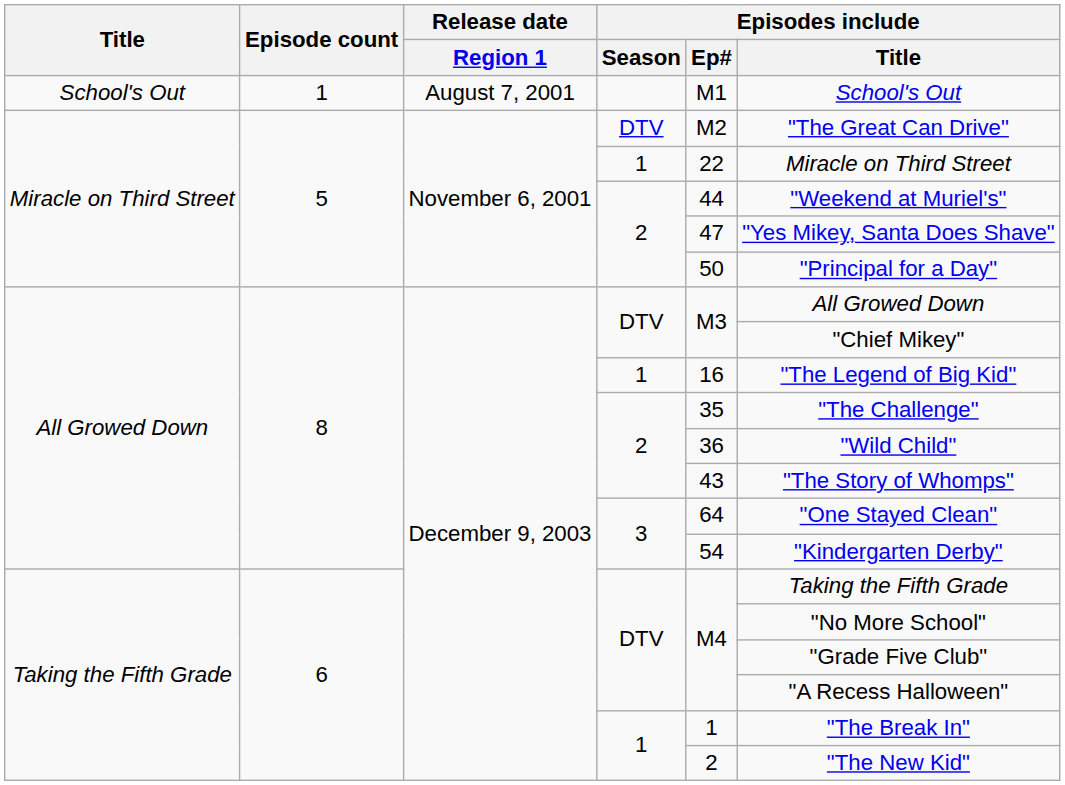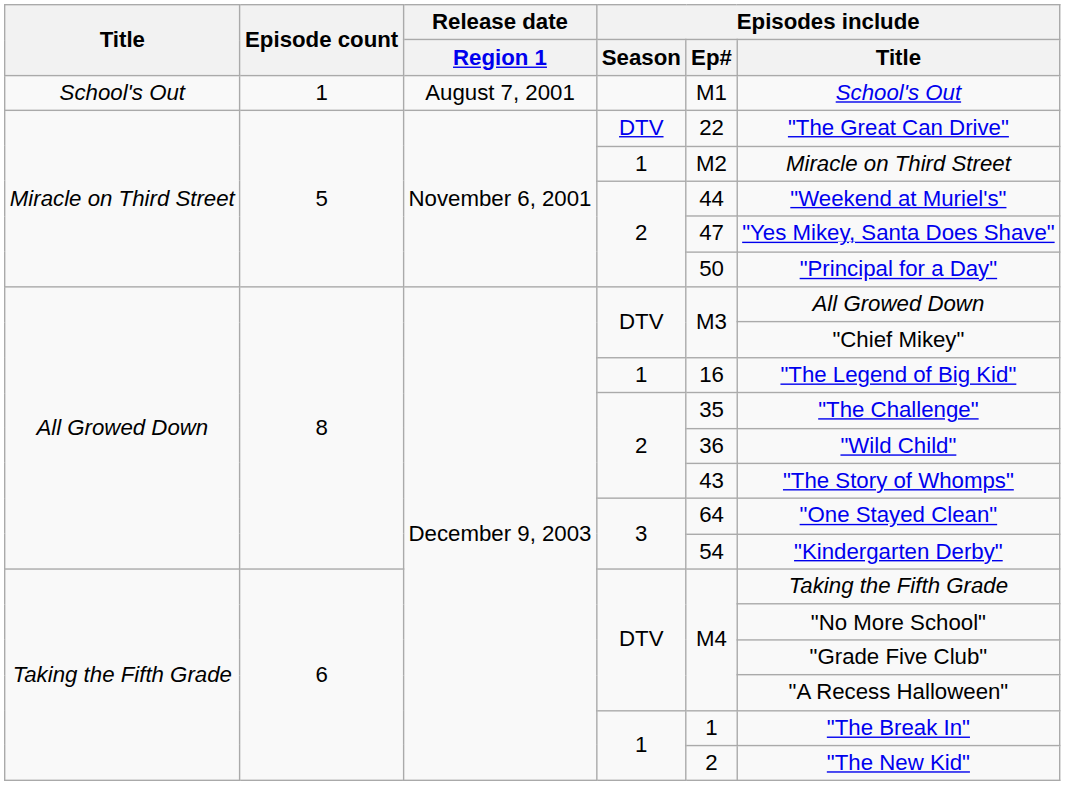(711, 127) M2 -> (711, 127) 22
(711, 163) 22 -> (711, 163) M2
